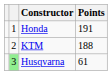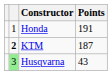(14, 46) normal -> (14, 46) bold
(86, 46) 188 -> (86, 46) 187
(83, 62) 61 -> (83, 62) 43
